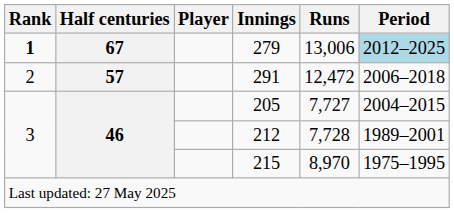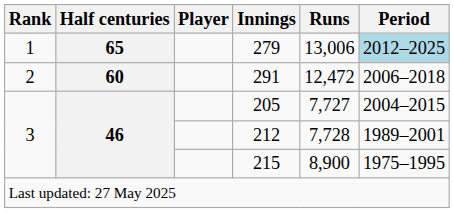(30, 47) bold -> (30, 47) normal
(115, 47) 67 -> (115, 47) 65
(115, 76) 57 -> (115, 76) 60
(329, 163) 8,970 -> (329, 163) 8,900
